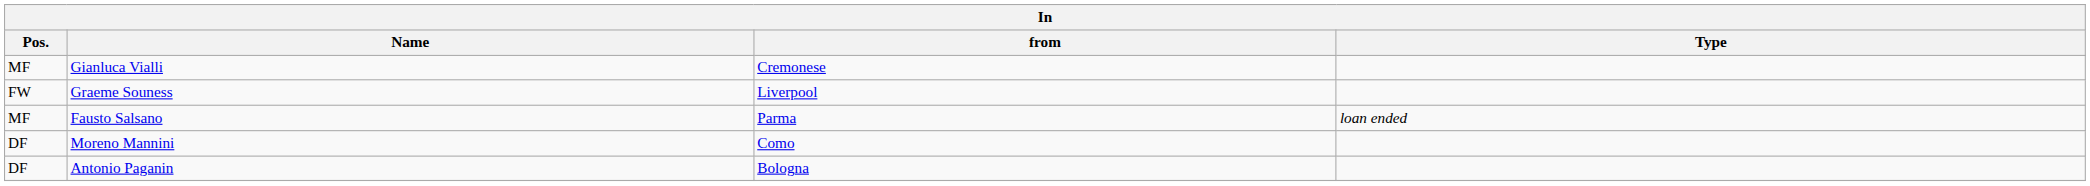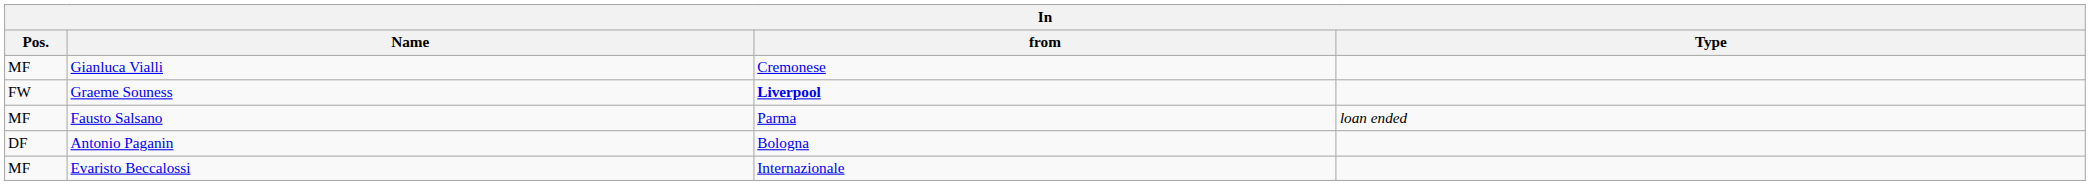(787, 93) normal -> (789, 93) bold
- row: (122, 143)
+ row: (130, 168)
